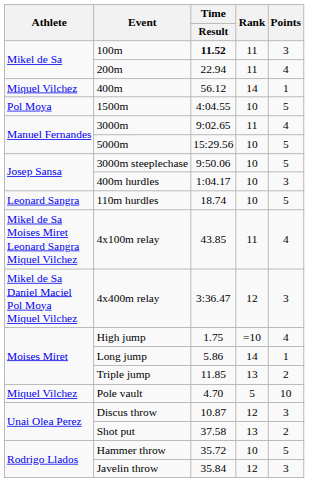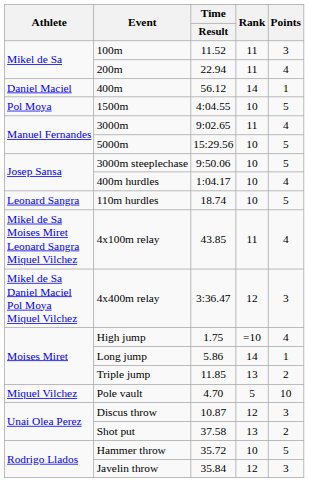(213, 50) bold -> (213, 50) normal
(42, 88) Miquel Vilchez -> (39, 88) Daniel Maciel
(286, 182) 3 -> (286, 182) 4
